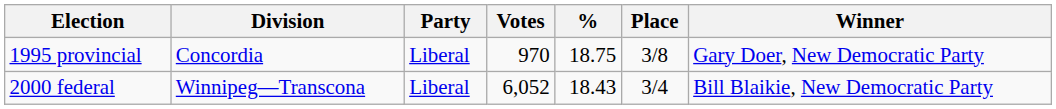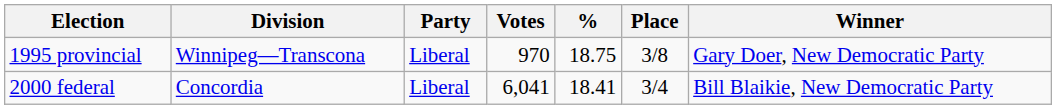(219, 54) Concordia -> (270, 54) Winnipeg—Transcona
(270, 87) Winnipeg—Transcona -> (219, 87) Concordia
(526, 87) 6,052 -> (526, 87) 6,041
(593, 87) 18.43 -> (593, 87) 18.41
